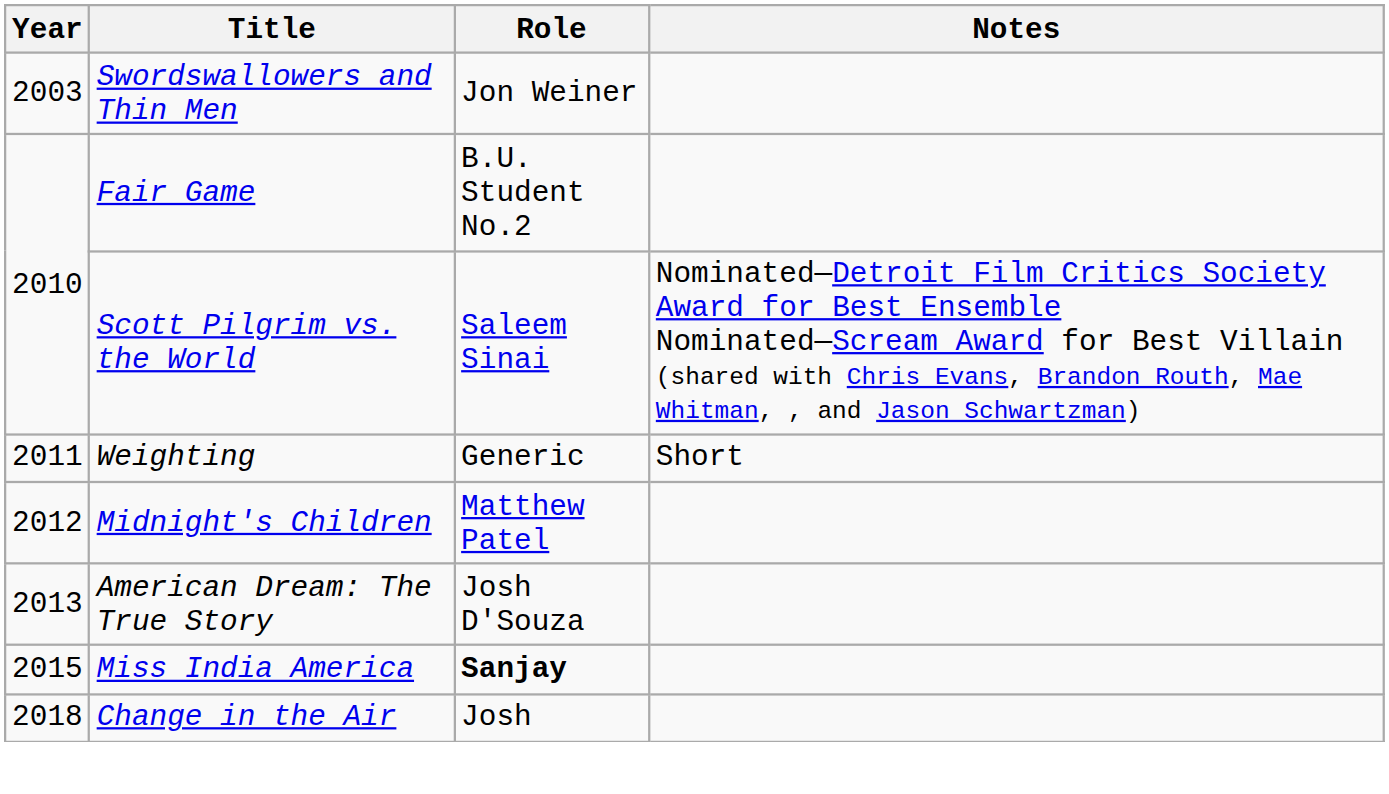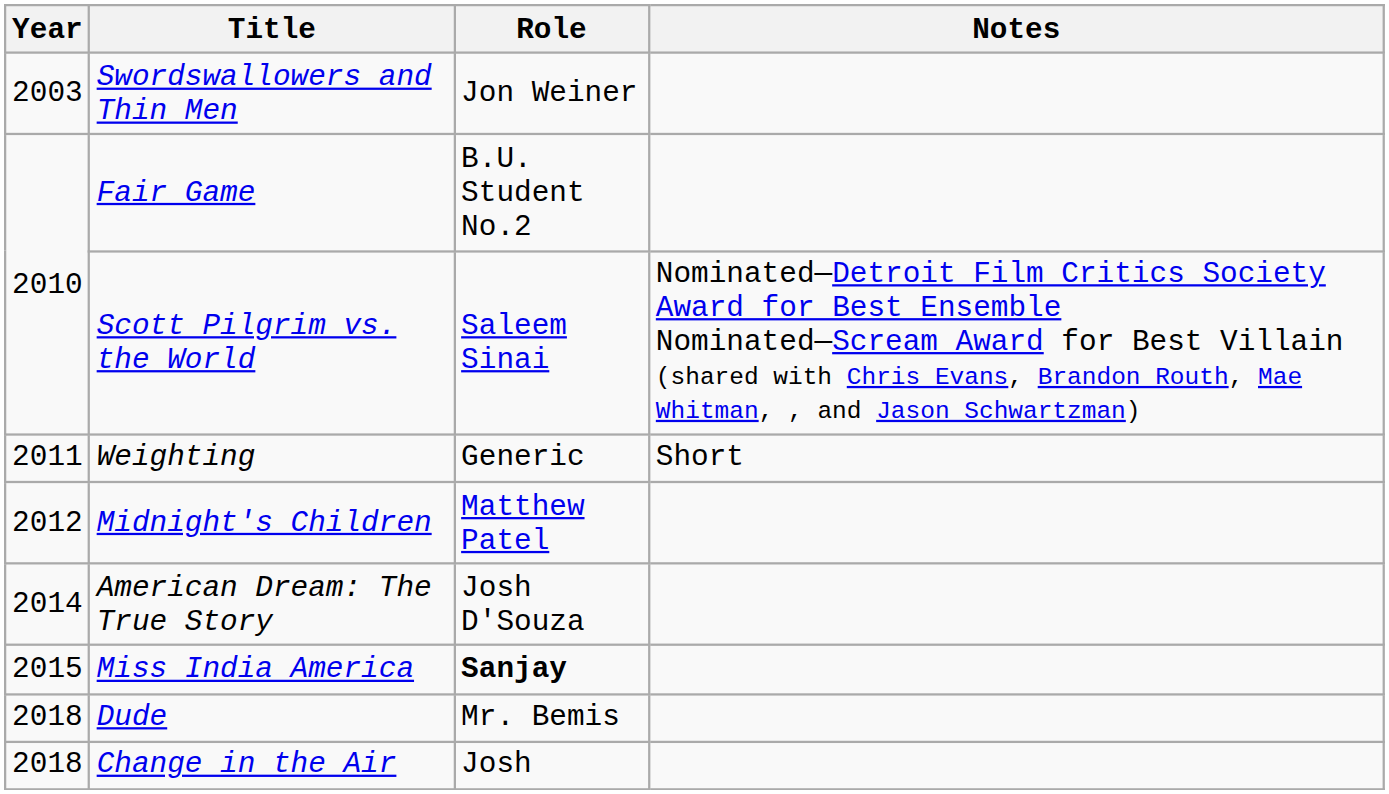(47, 605) 2013 -> (47, 605) 2014
+ row: (132, 717)
